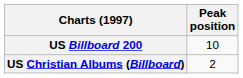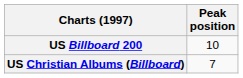(213, 63) 2 -> (213, 63) 7
